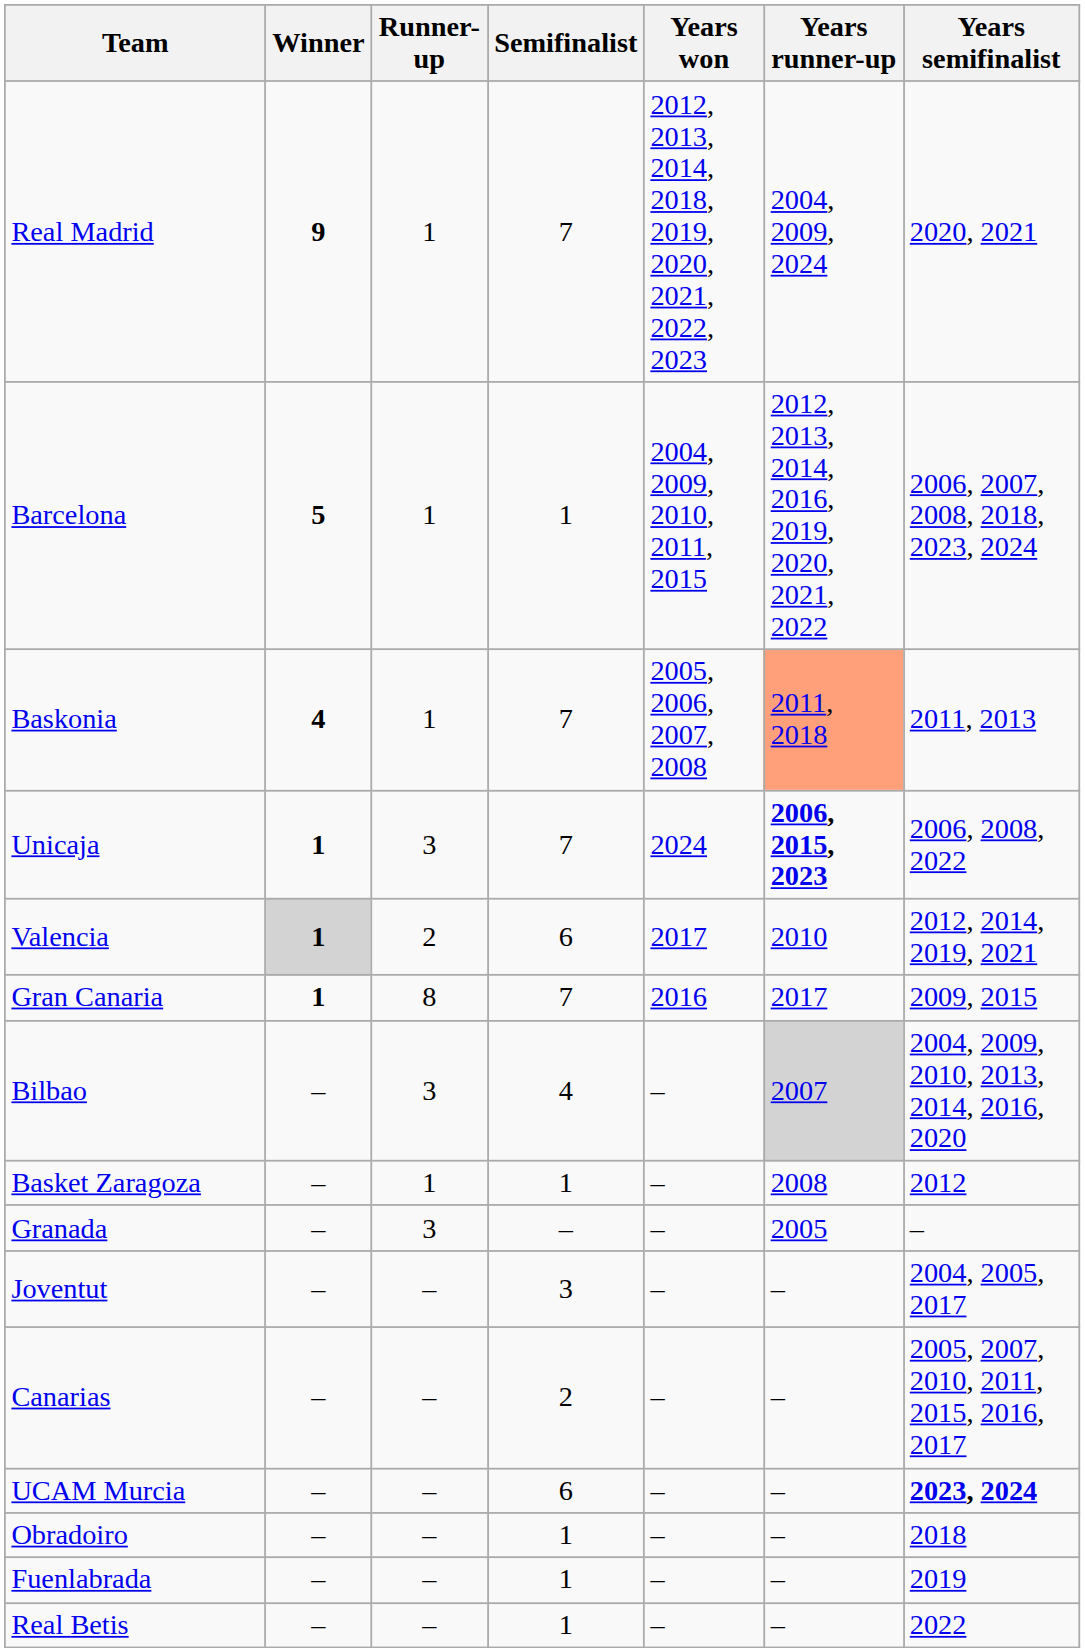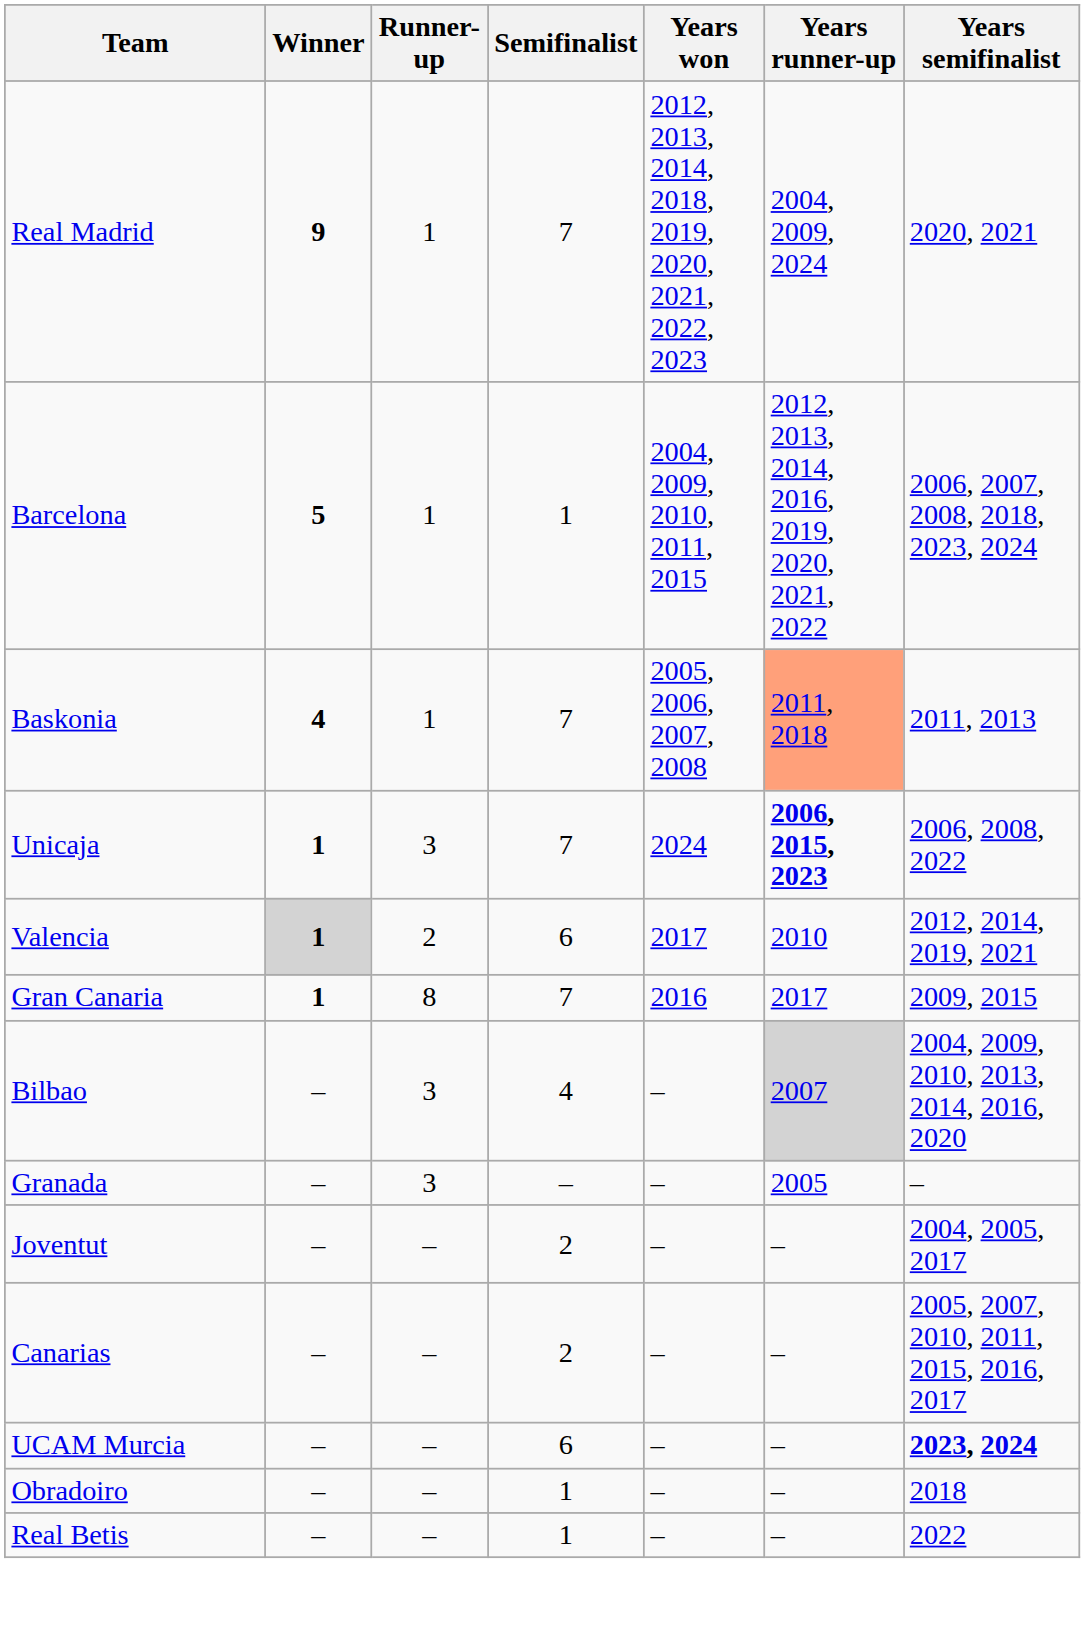- row: (106, 1182)
(566, 1288) 3 -> (566, 1243) 2
- row: (81, 1579)
